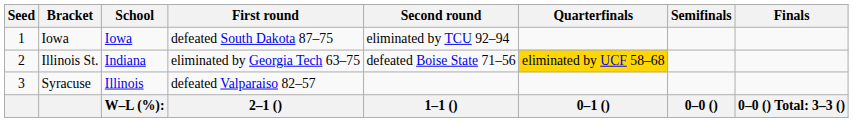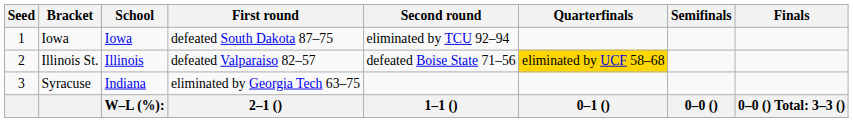(125, 61) Indiana -> (124, 61) Illinois
(265, 61) eliminated by Georgia Tech 63–75 -> (243, 61) defeated Valparaiso 82–57
(124, 83) Illinois -> (125, 83) Indiana
(243, 83) defeated Valparaiso 82–57 -> (265, 83) eliminated by Georgia Tech 63–75
